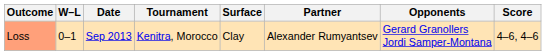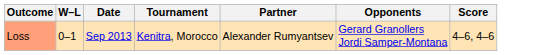- column: (242, 13)
